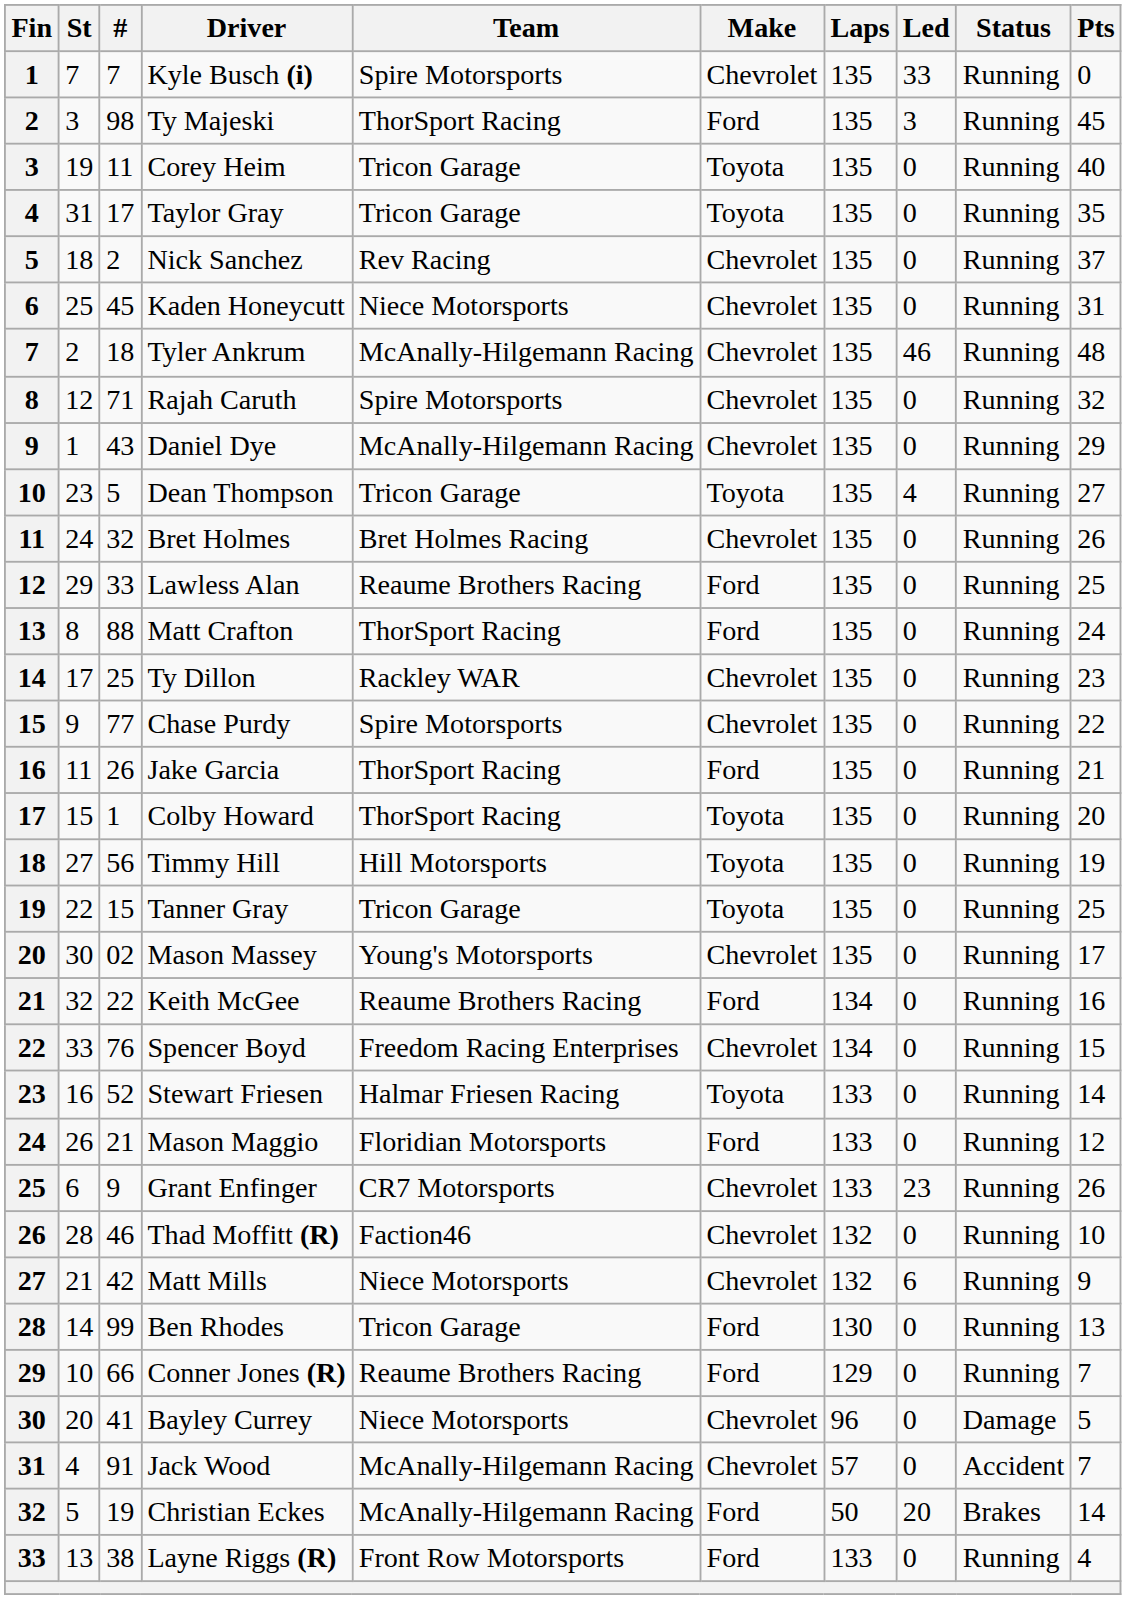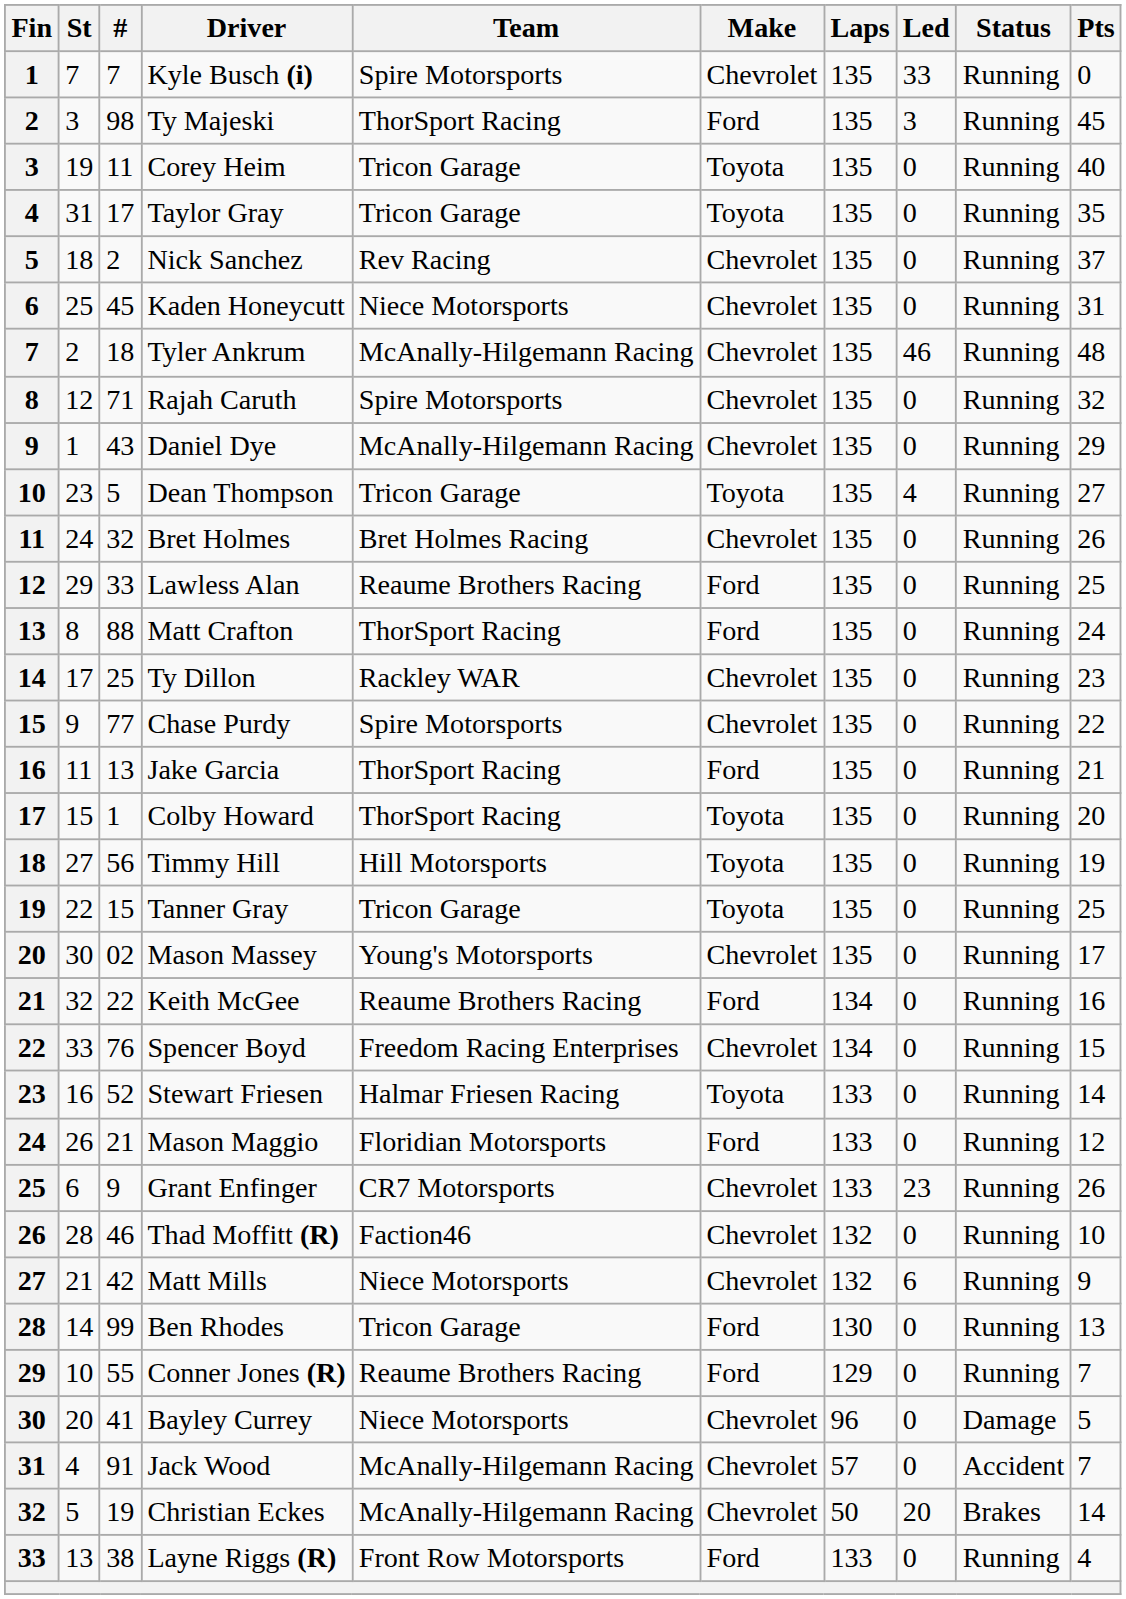(120, 769) 26 -> (120, 769) 13
(120, 1372) 66 -> (120, 1372) 55
(733, 1511) Ford -> (762, 1511) Chevrolet
